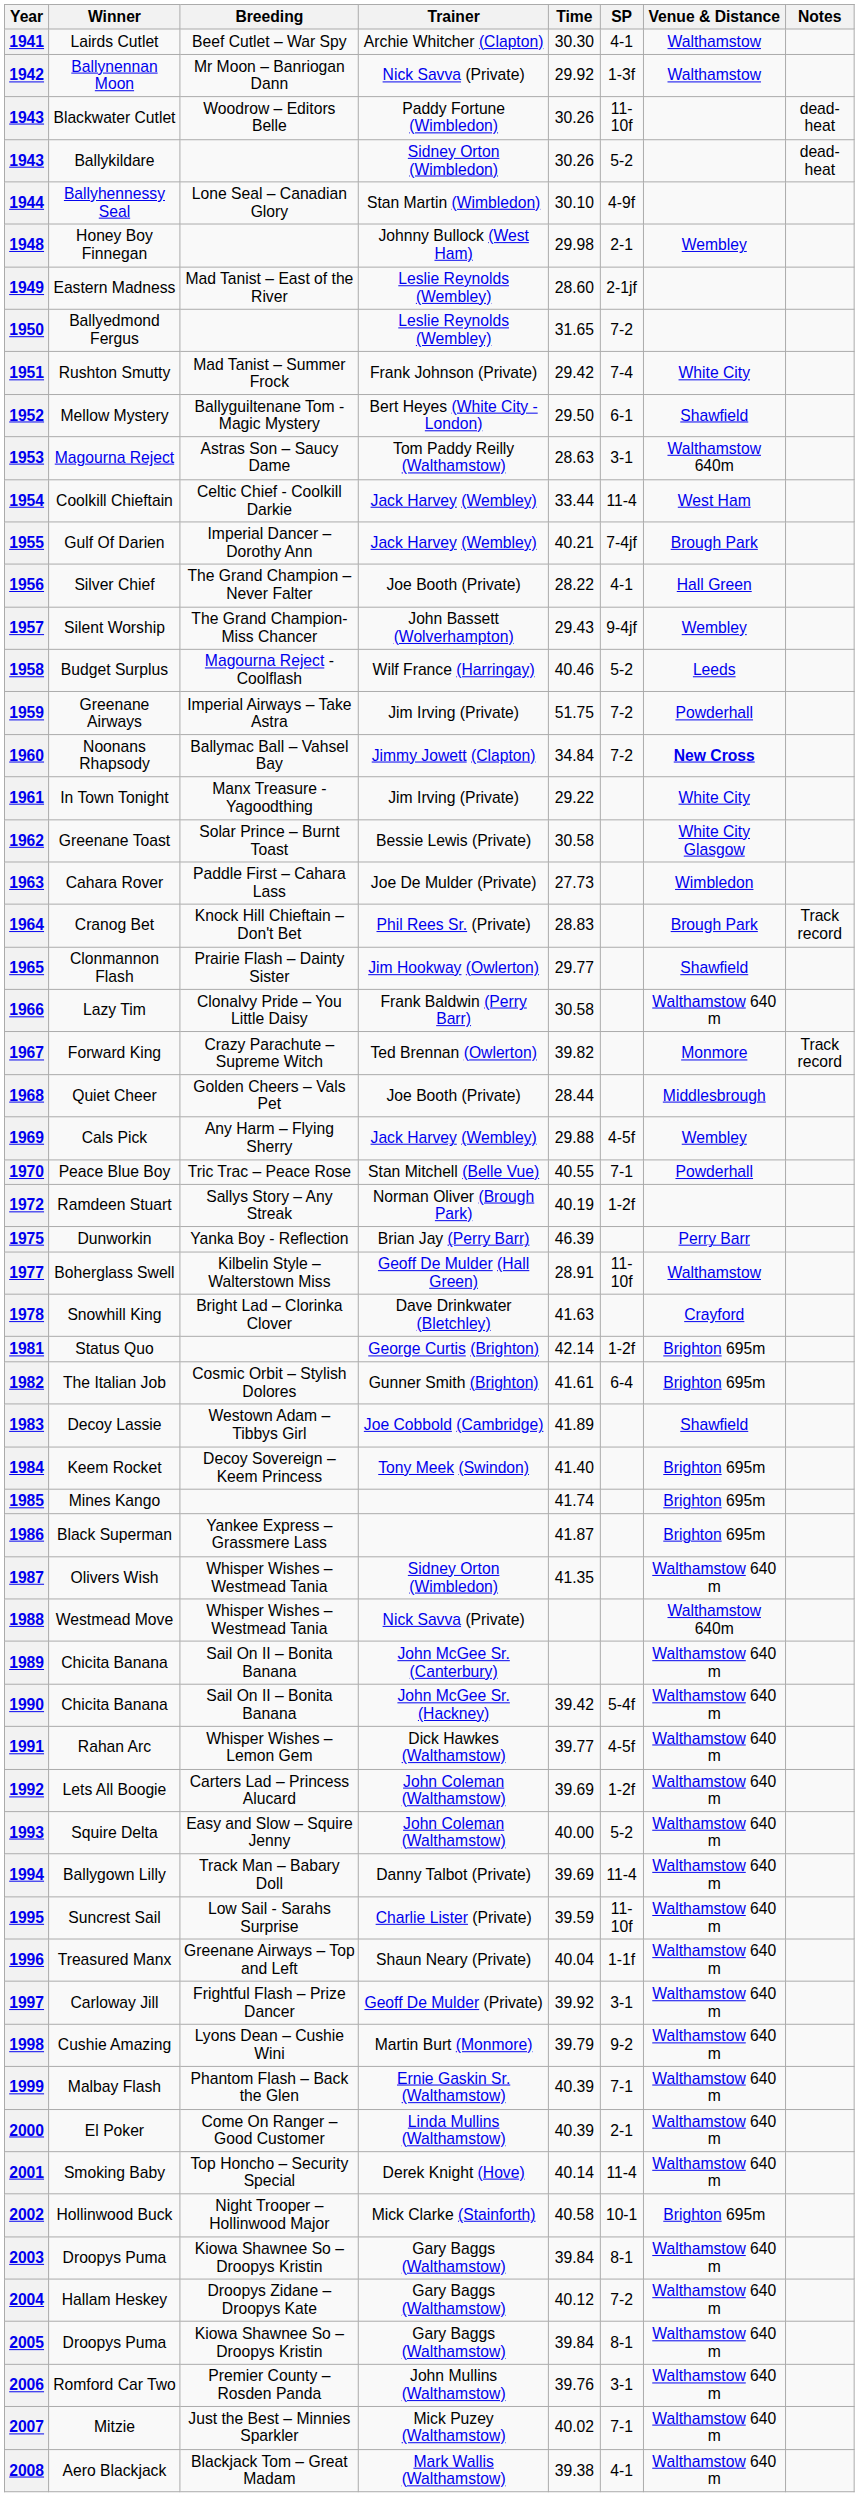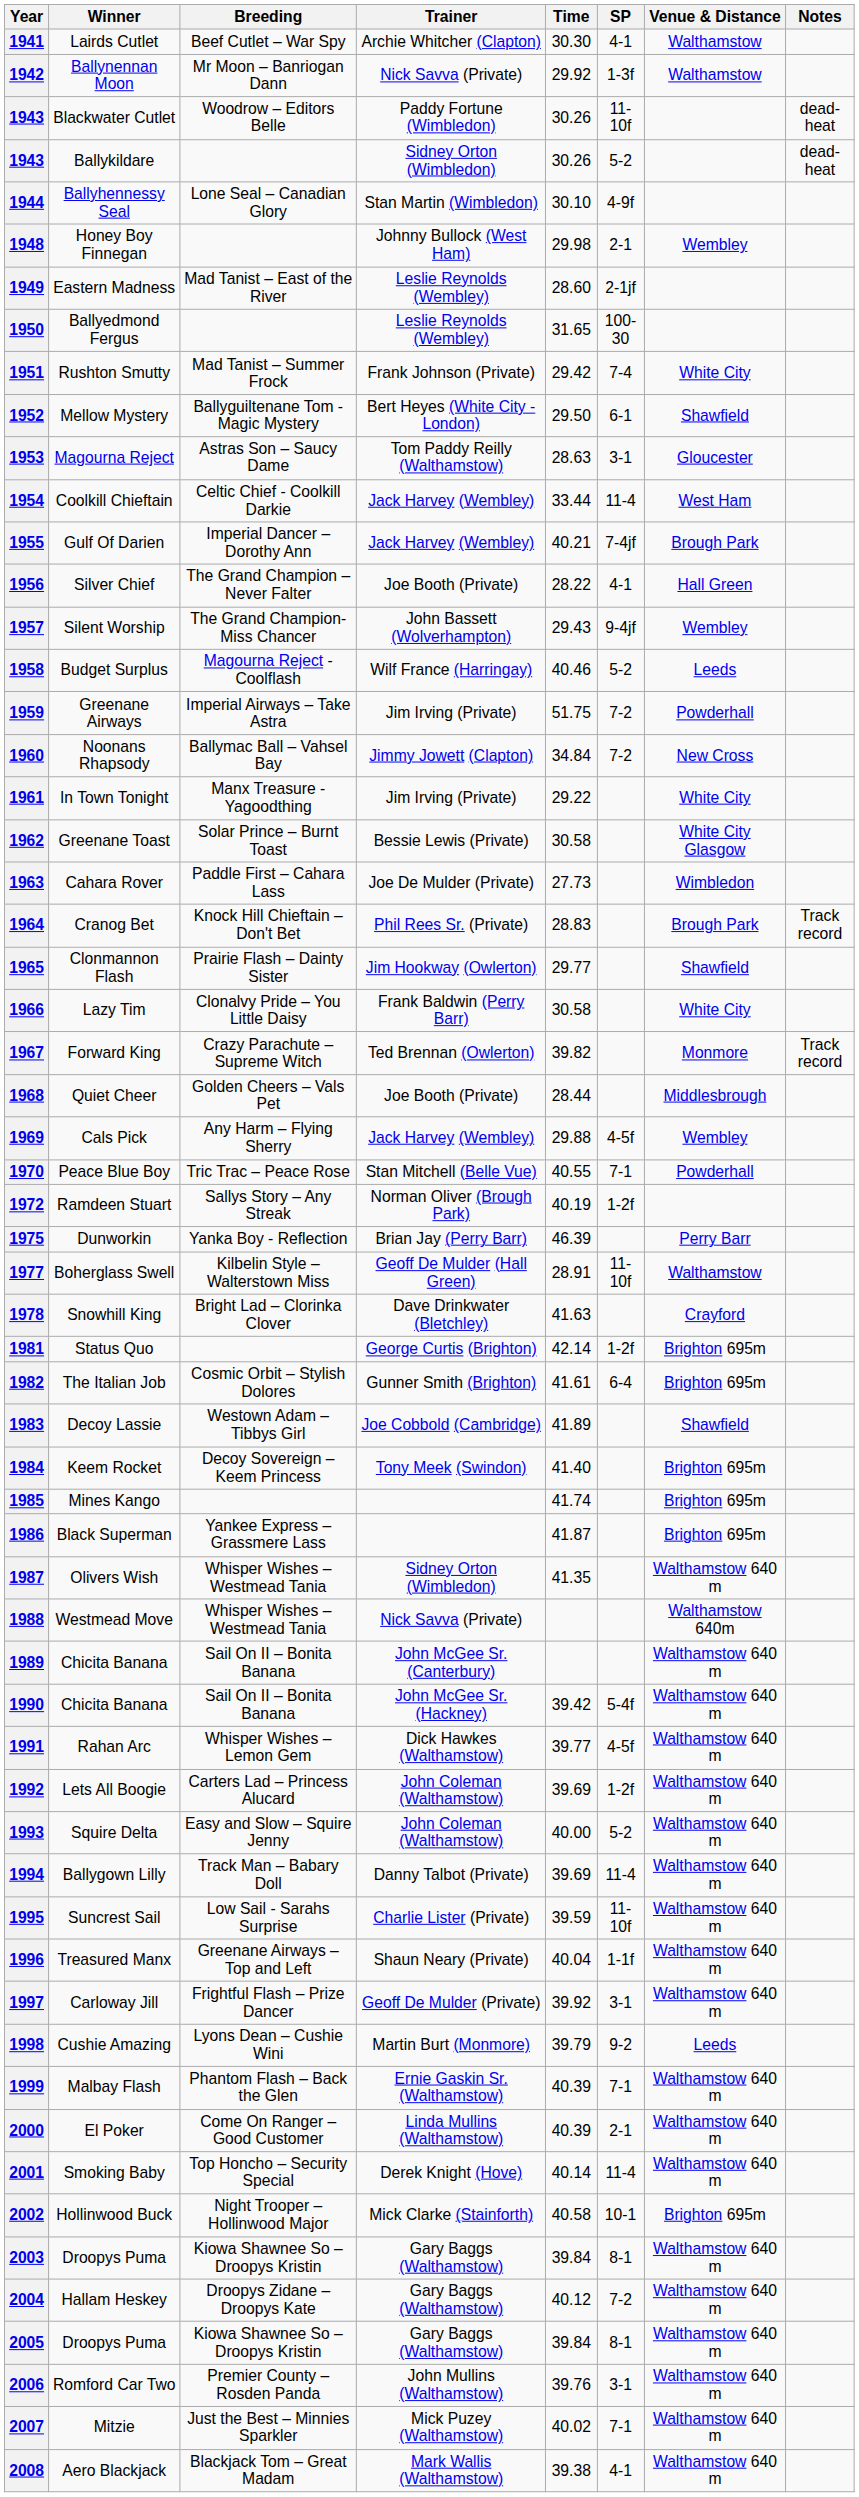(622, 330) 7-2 -> (621, 330) 100-30
(714, 458) Walthamstow 640m -> (715, 458) Gloucester
(714, 755) bold -> (715, 755) normal
(714, 1010) Walthamstow 640 m -> (715, 1010) White City
(714, 2045) Walthamstow 640 m -> (715, 2045) Leeds
